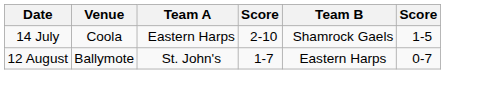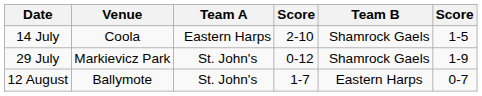+ row: (38, 58)
